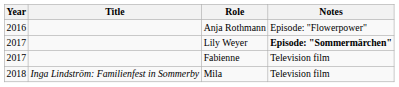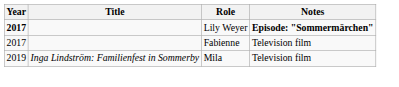- row: (235, 27)
(16, 43) normal -> (16, 27) bold
(16, 74) 2018 -> (16, 58) 2019
